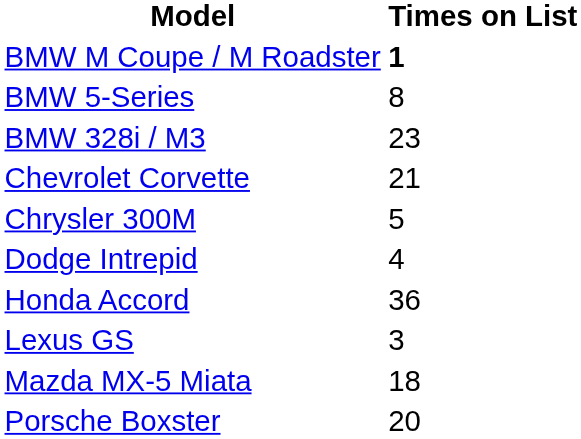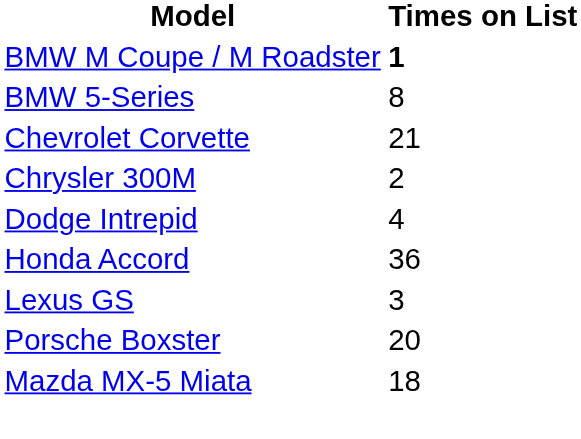- row: (105, 138)
(396, 219) 5 -> (396, 178) 2
rows swapped: (128, 380) <-> (113, 421)
